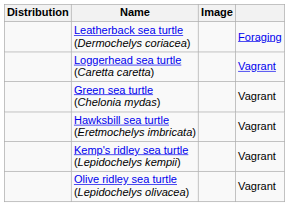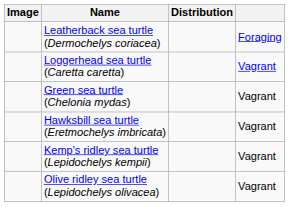columns swapped: (217, 13) <-> (38, 13)
